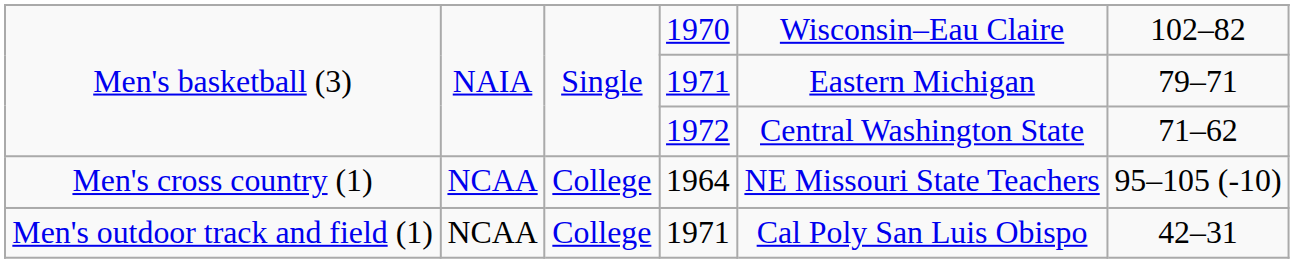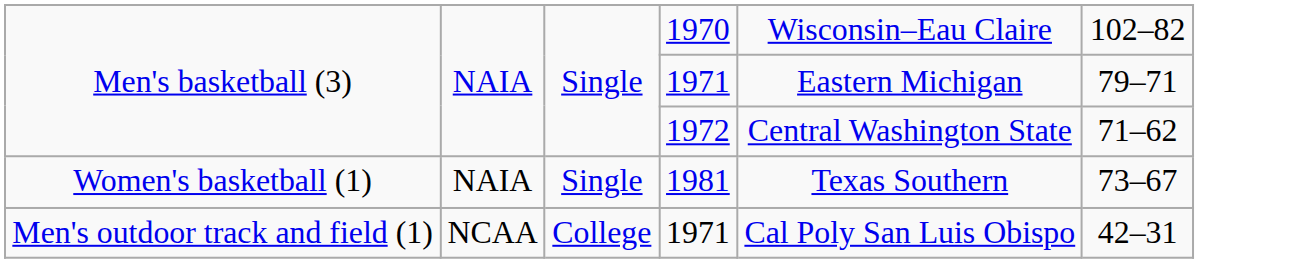+ row: (223, 181)
- row: (223, 181)
